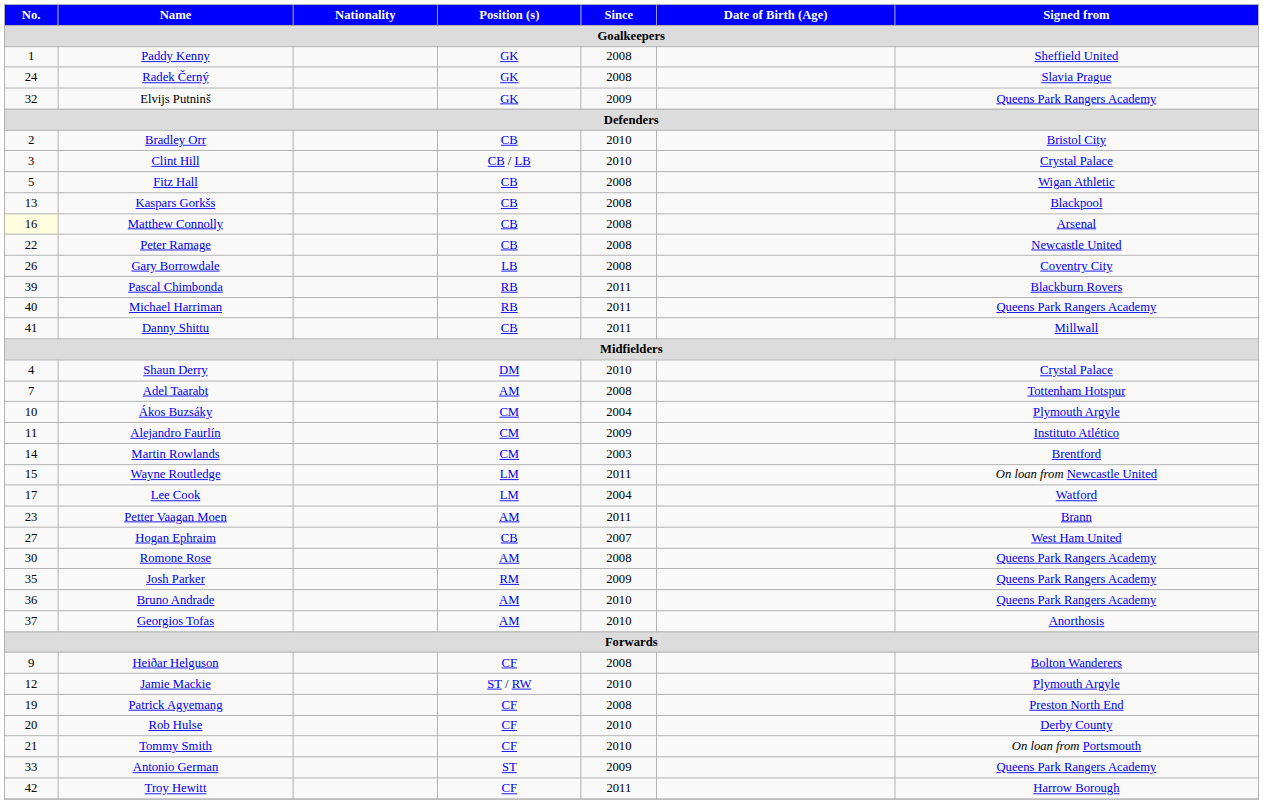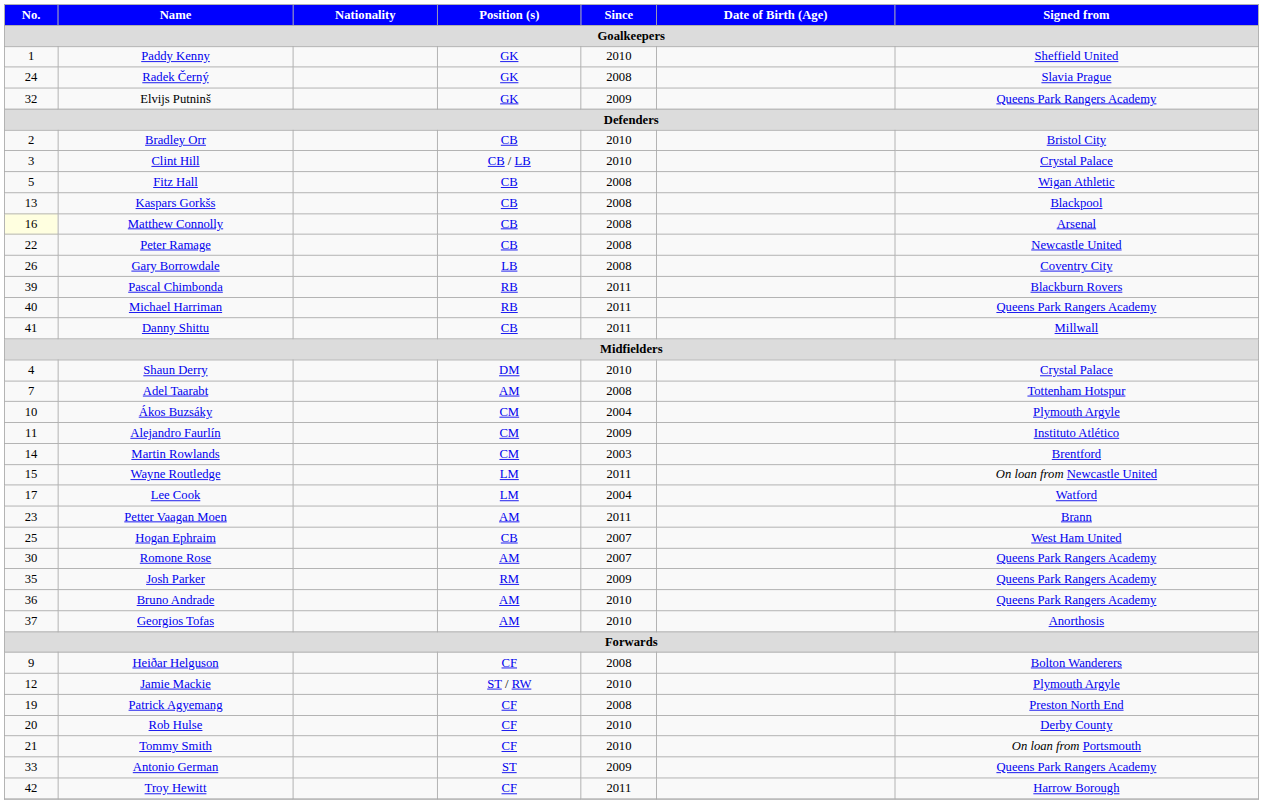(619, 57) 2008 -> (619, 57) 2010
(31, 537) 27 -> (31, 537) 25
(619, 558) 2008 -> (619, 558) 2007
